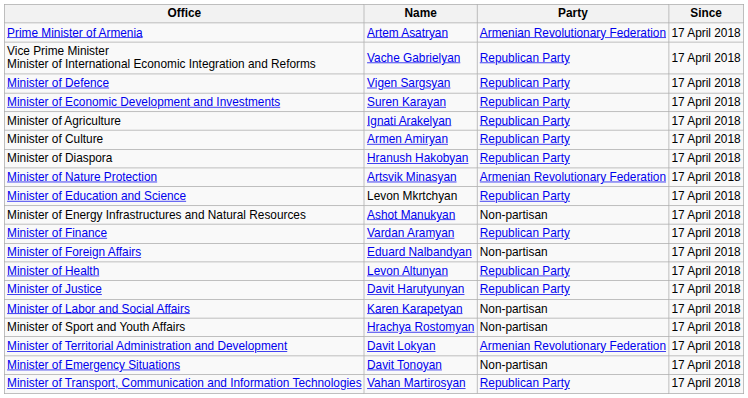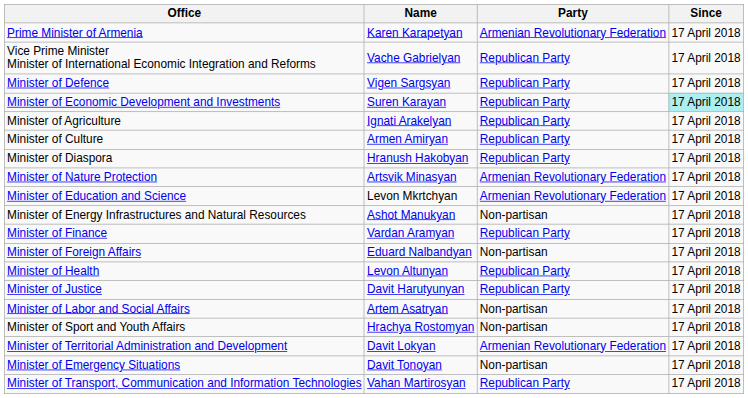(408, 32) Artem Asatryan -> (415, 32) Karen Karapetyan
(706, 102) no background -> (706, 102) paleturquoise background
(525, 196) Republican Party -> (573, 196) Armenian Revolutionary Federation
(415, 308) Karen Karapetyan -> (408, 308) Artem Asatryan
